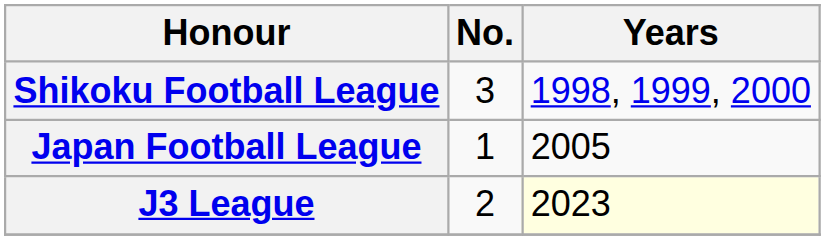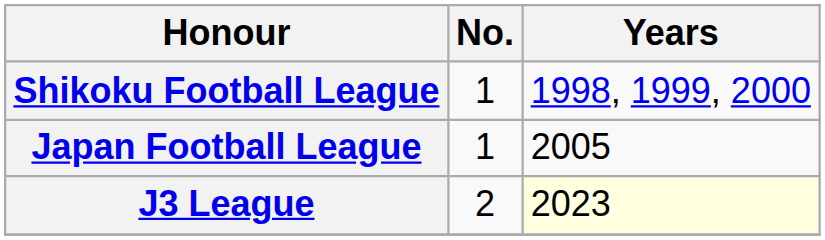(485, 90) 3 -> (485, 90) 1
